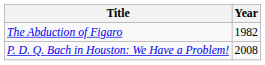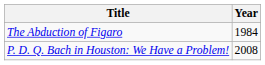(246, 32) 1982 -> (246, 32) 1984
